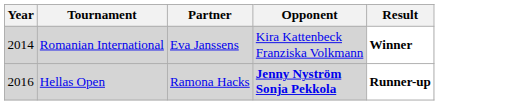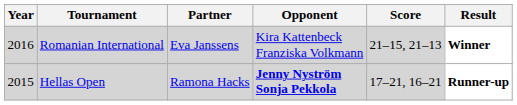+ column: (406, 15)
(21, 45) 2014 -> (21, 45) 2016
(21, 82) 2016 -> (21, 82) 2015
